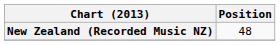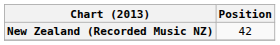(245, 31) 48 -> (245, 31) 42
